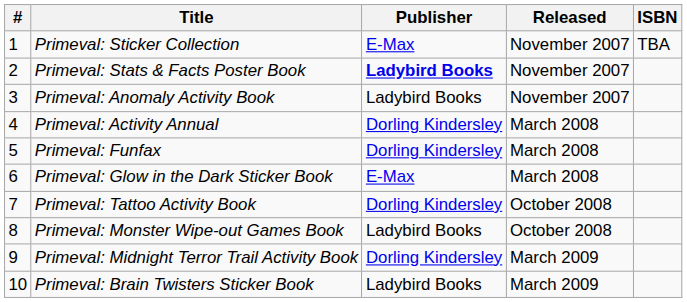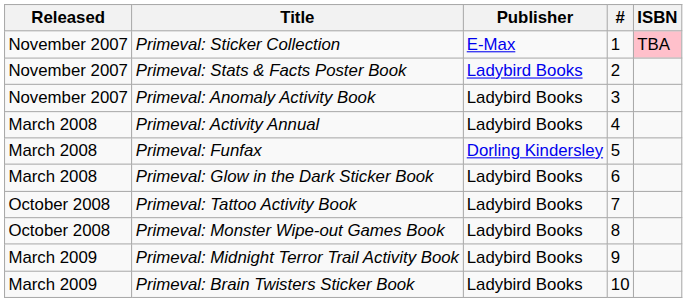columns swapped: (18, 17) <-> (570, 17)
(654, 44) no background -> (654, 44) pink background
(429, 71) bold -> (525, 71) normal
(434, 124) Dorling Kindersley -> (525, 124) Ladybird Books
(390, 177) E-Max -> (525, 177) Ladybird Books
(434, 204) Dorling Kindersley -> (525, 204) Ladybird Books
(434, 257) Dorling Kindersley -> (525, 257) Ladybird Books
